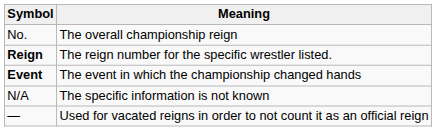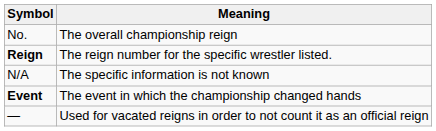rows swapped: (25, 75) <-> (18, 95)
